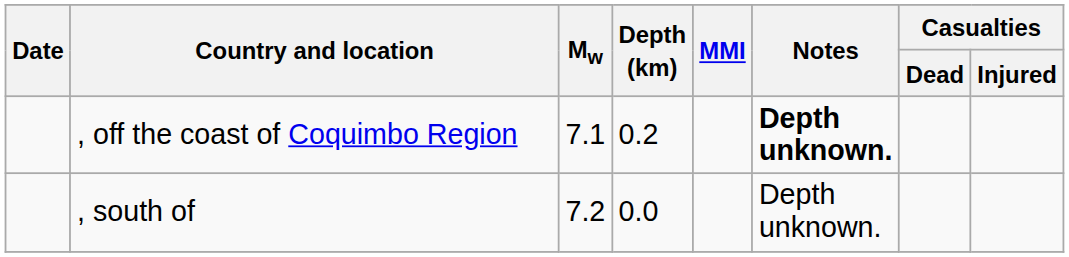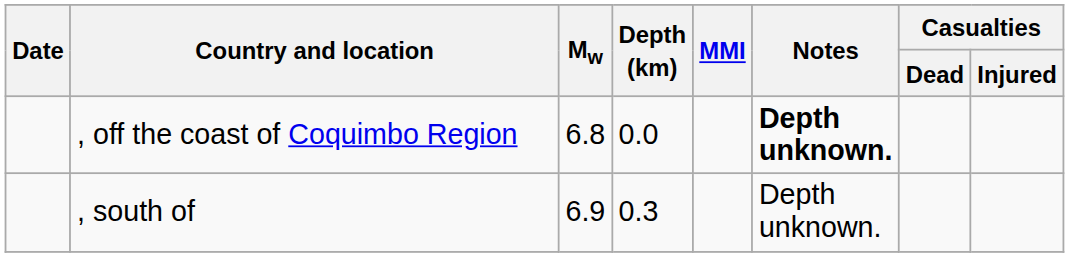(585, 134) 7.1 -> (585, 134) 6.8
(638, 134) 0.2 -> (638, 134) 0.0
(585, 211) 7.2 -> (585, 211) 6.9
(638, 211) 0.0 -> (638, 211) 0.3
